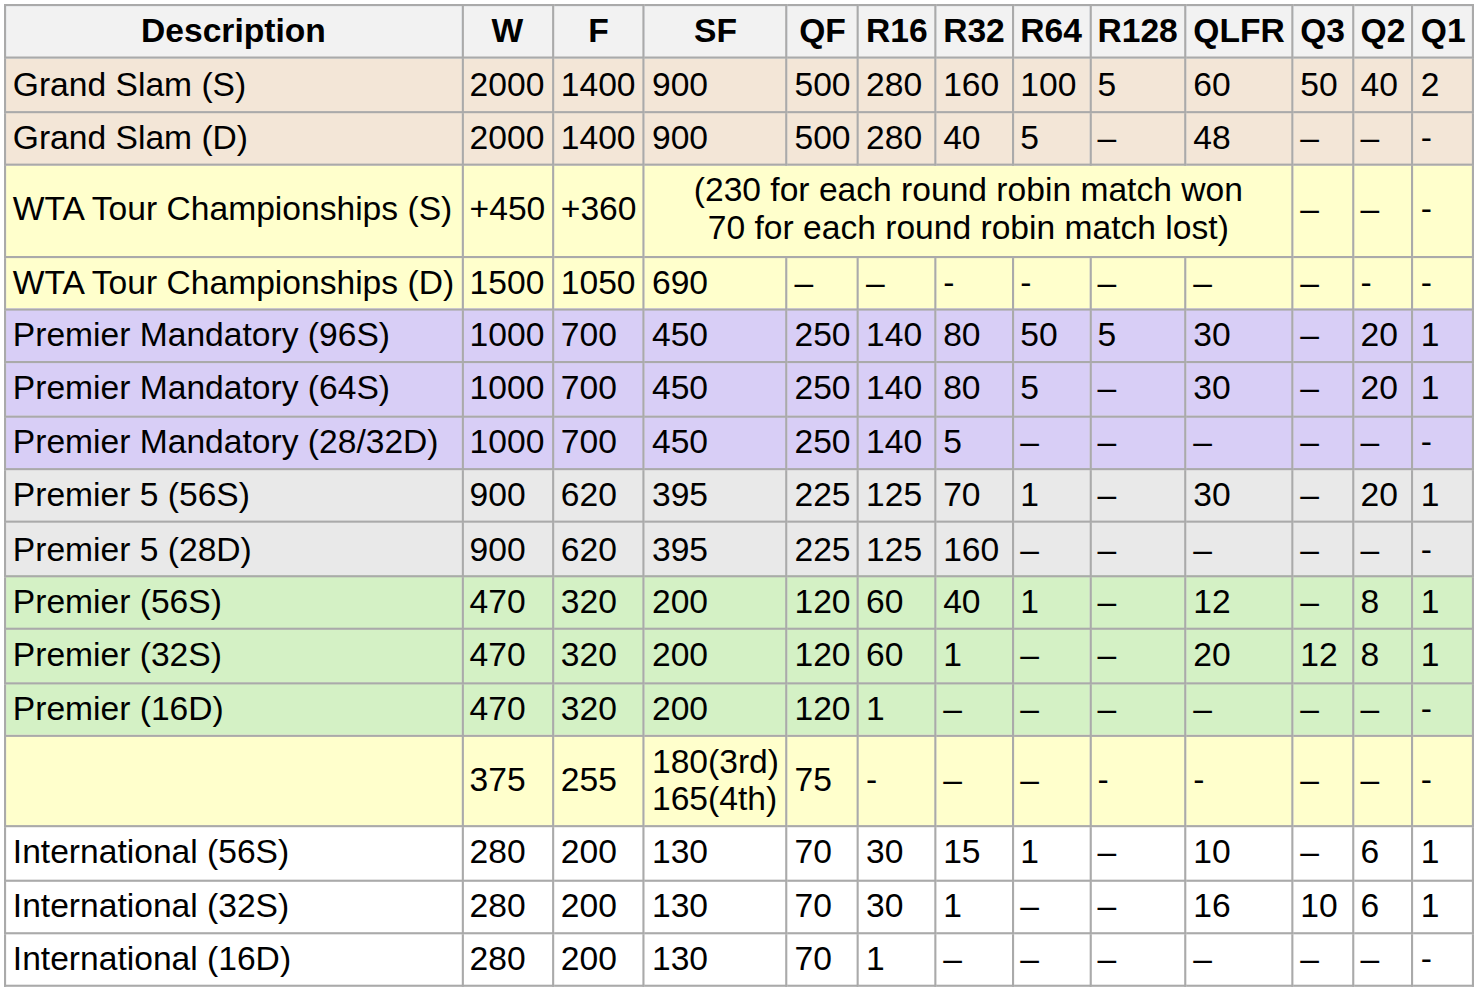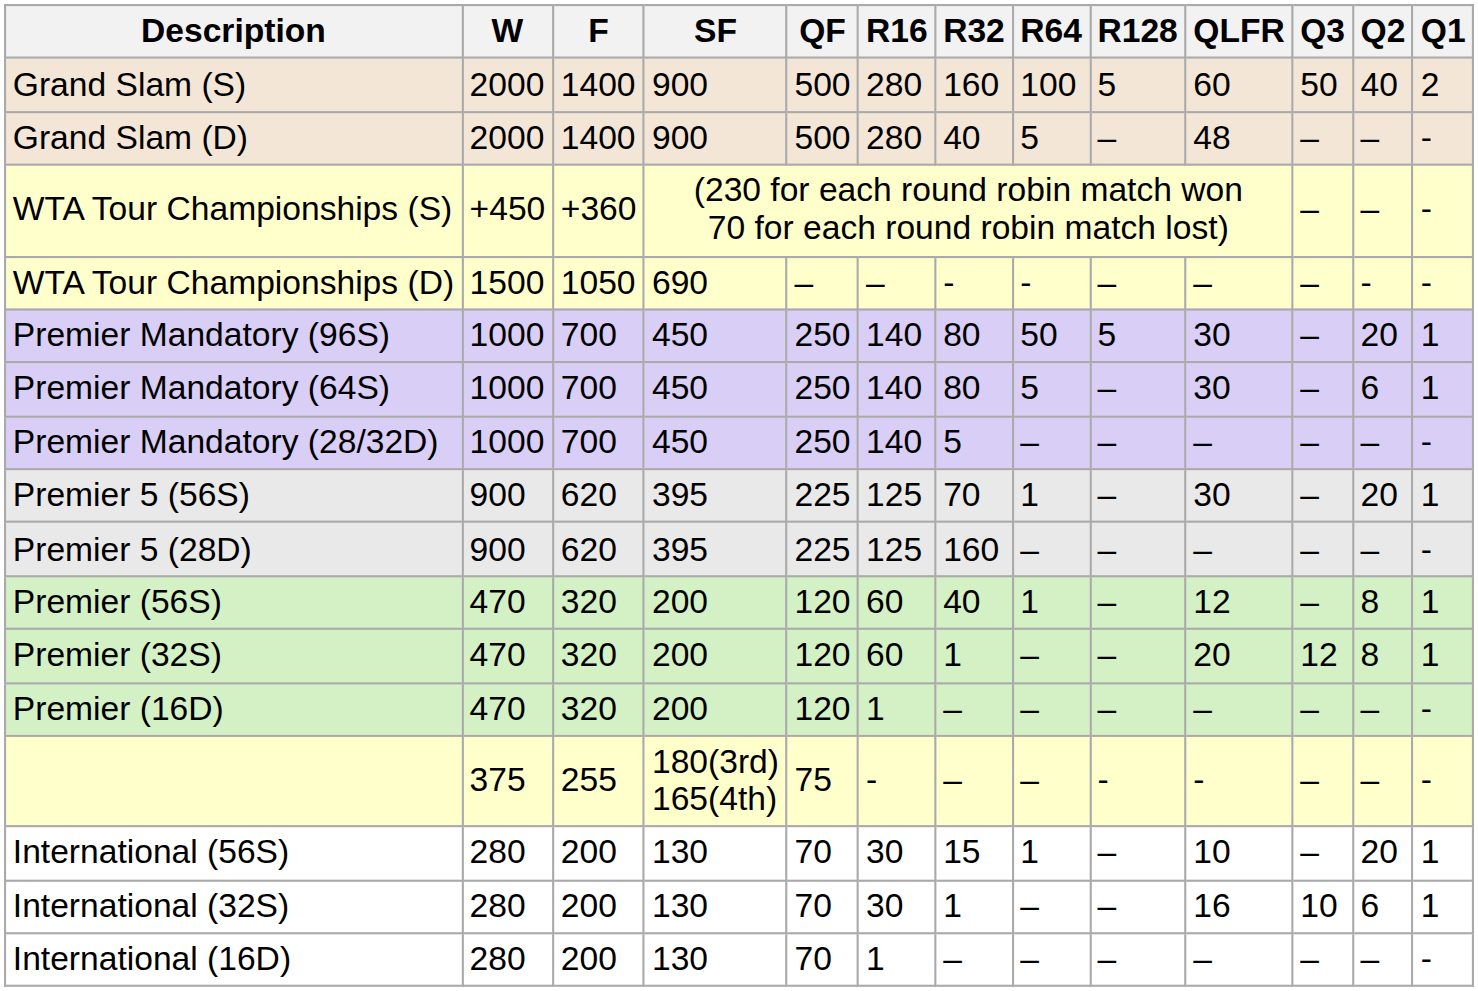(1379, 388) 20 -> (1370, 388) 6
(1370, 852) 6 -> (1379, 852) 20
